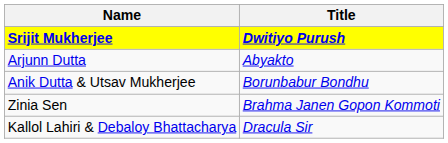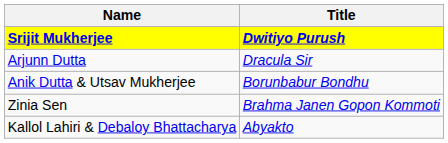(268, 60) Abyakto -> (278, 60) Dracula Sir
(278, 127) Dracula Sir -> (268, 127) Abyakto
